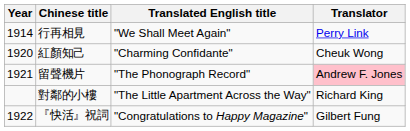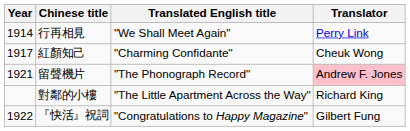(20, 54) 1920 -> (20, 54) 1917
